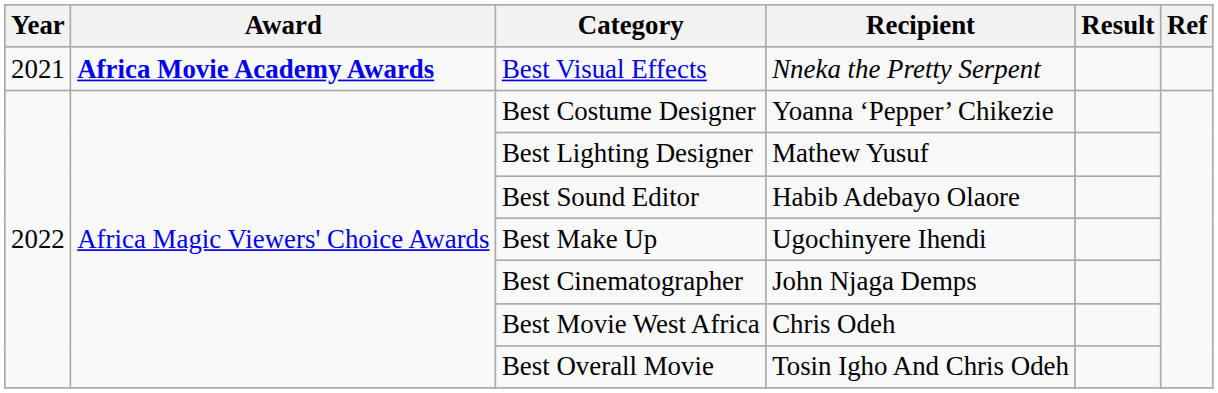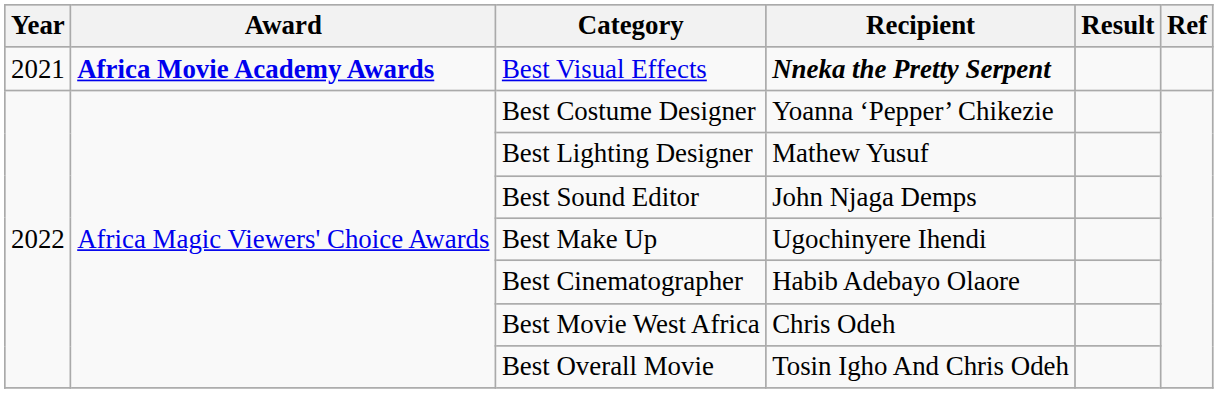(906, 68) normal -> (911, 68) bold
(896, 196) Habib Adebayo Olaore -> (874, 196) John Njaga Demps
(874, 281) John Njaga Demps -> (896, 281) Habib Adebayo Olaore
